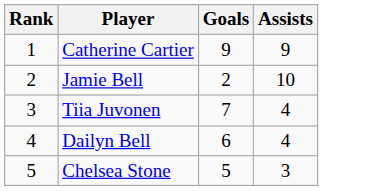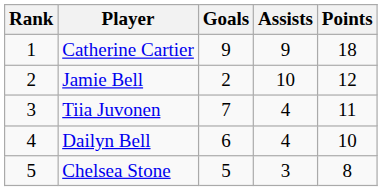+ column: (347, 19)
